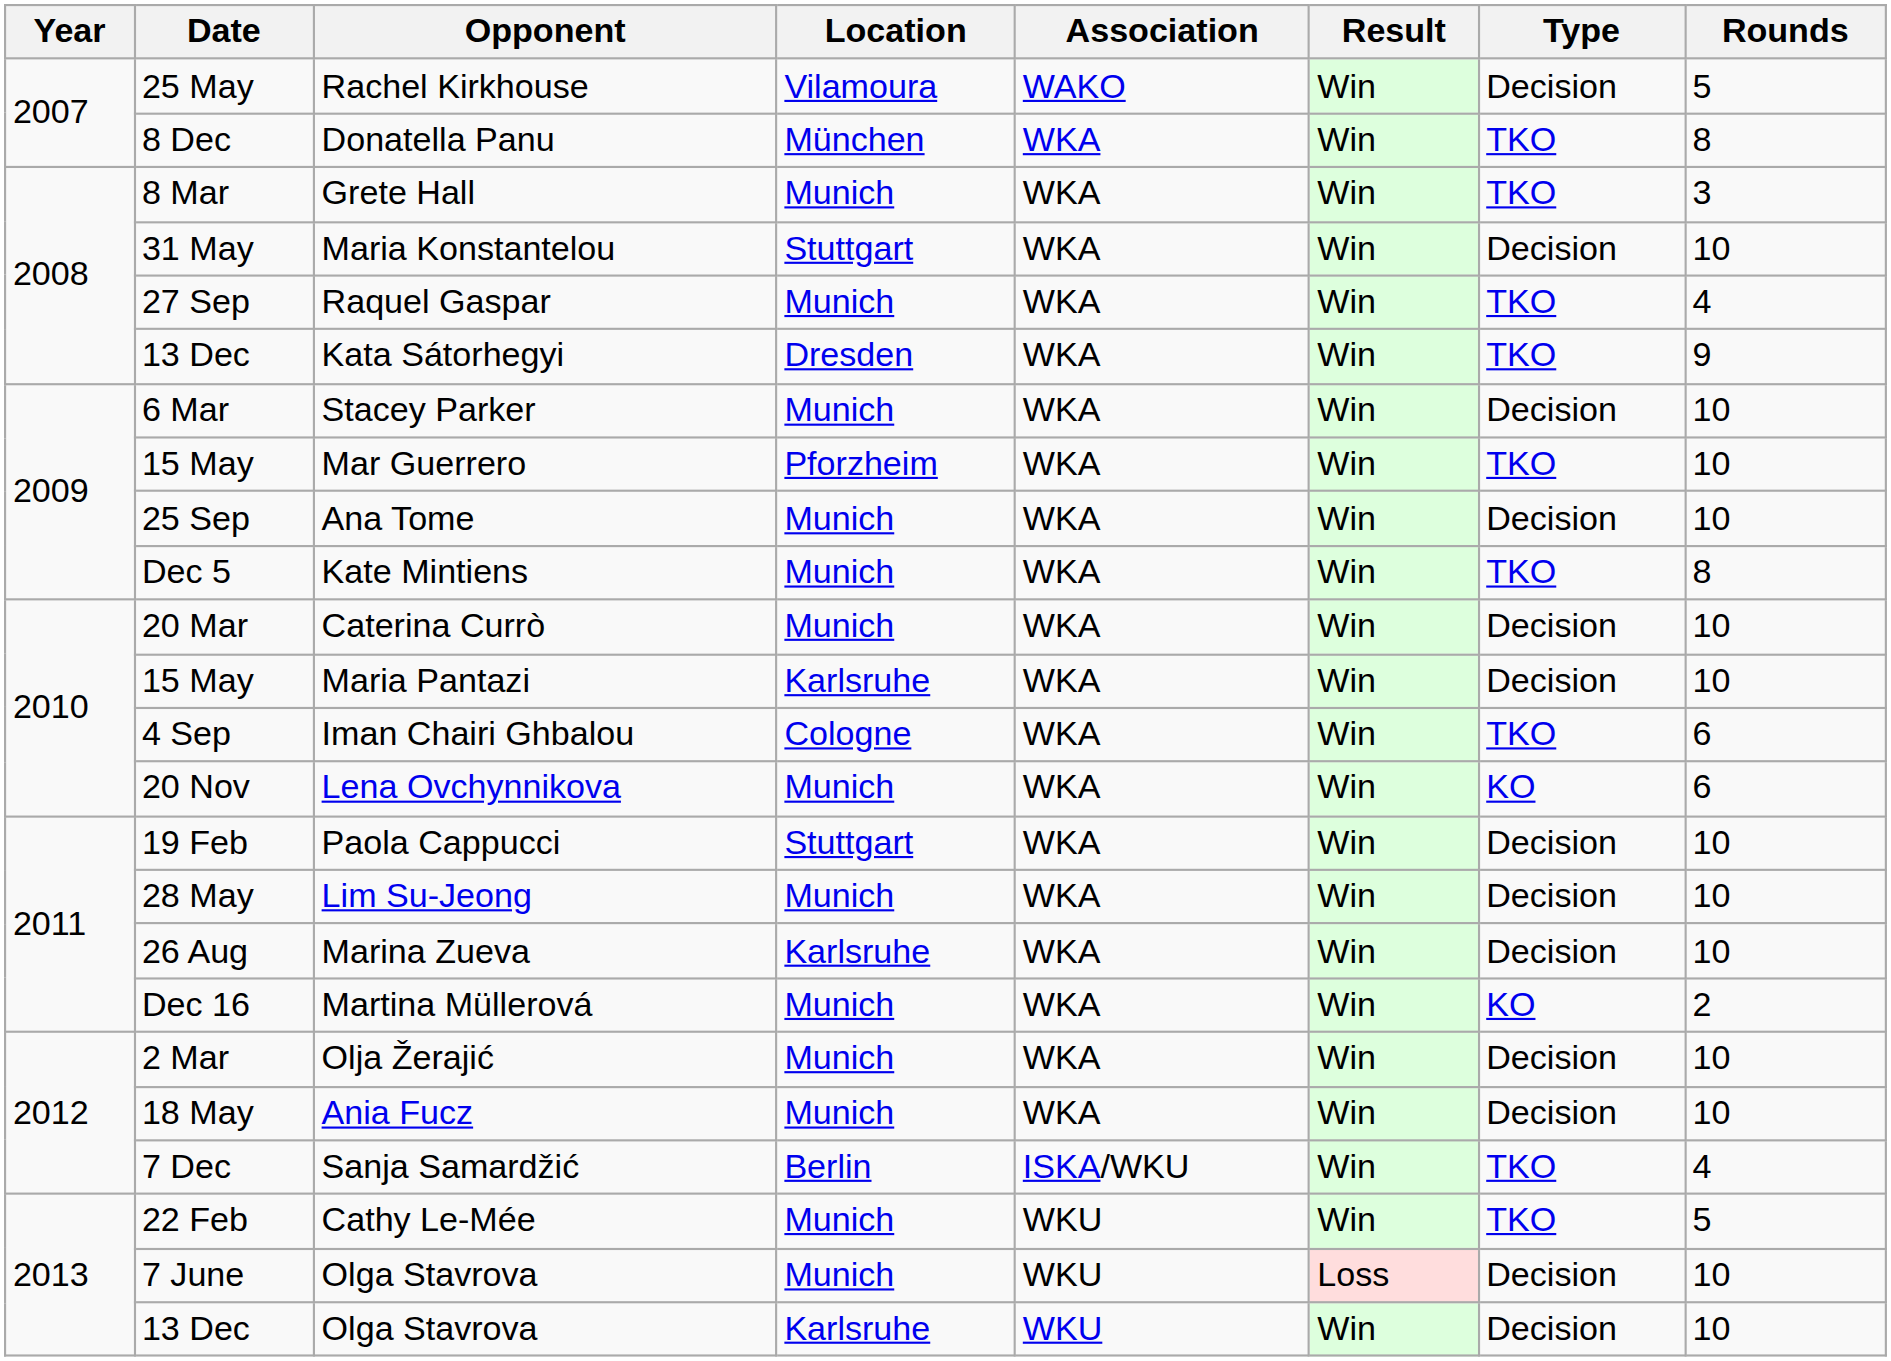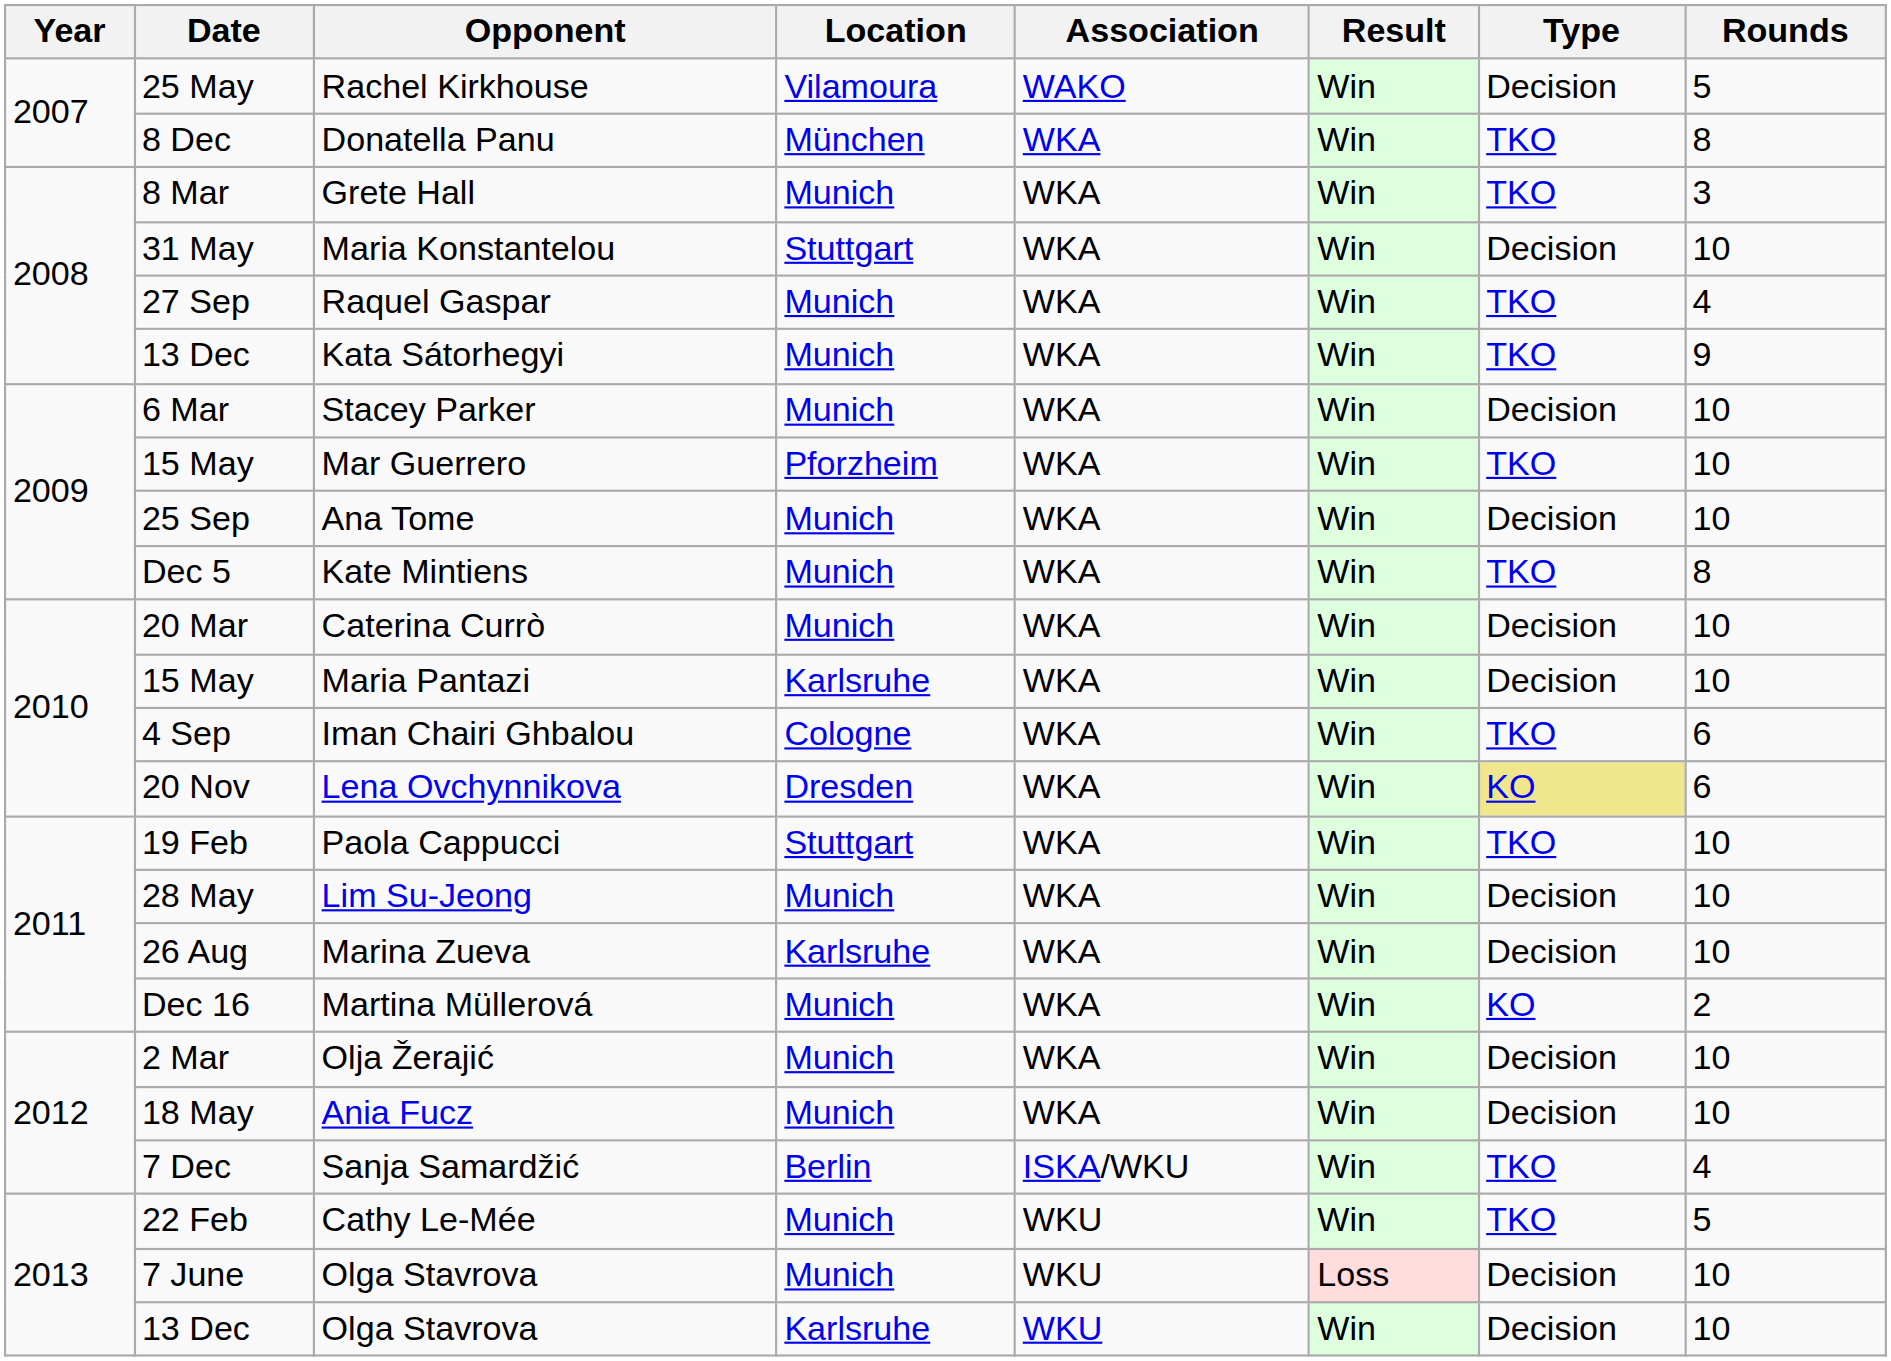(849, 355) Dresden -> (839, 355) Munich
(839, 788) Munich -> (849, 788) Dresden
(1511, 788) no background -> (1511, 788) khaki background
(1552, 842) Decision -> (1521, 842) TKO
